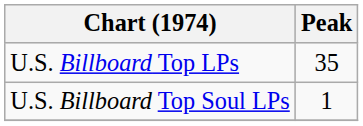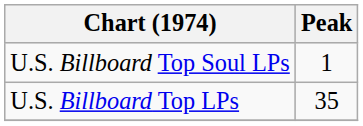rows swapped: (125, 62) <-> (150, 100)
